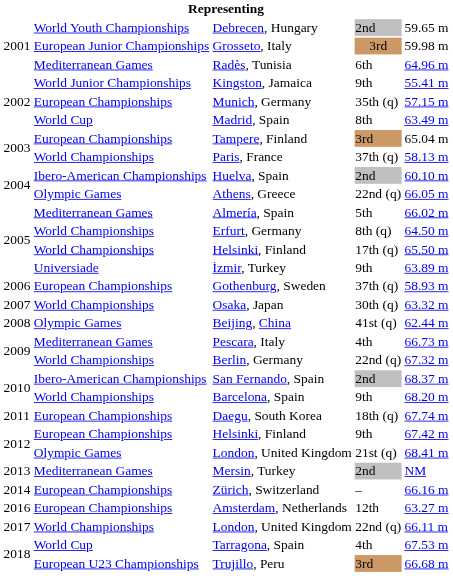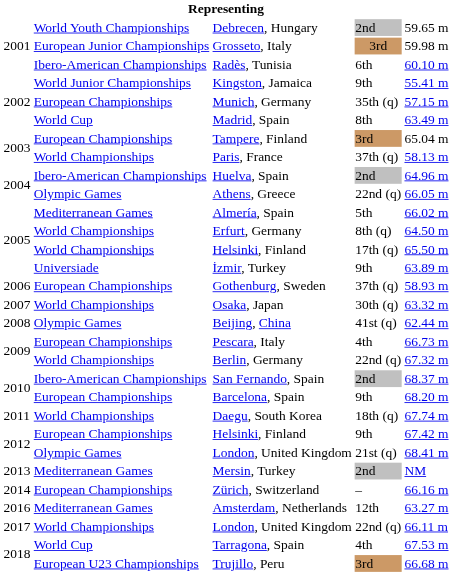(93, 64) Mediterranean Games -> (120, 64) Ibero-American Championships
(426, 64) 64.96 m -> (426, 64) 60.10 m
(426, 175) 60.10 m -> (426, 175) 64.96 m
(93, 341) Mediterranean Games -> (103, 341) European Championships
(94, 397) World Championships -> (103, 397) European Championships
(103, 415) European Championships -> (94, 415) World Championships
(103, 508) European Championships -> (93, 508) Mediterranean Games
